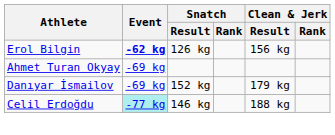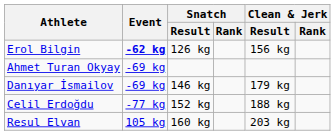(191, 85) 152 kg -> (191, 85) 146 kg
(145, 103) paleturquoise background -> (145, 103) no background
(191, 103) 146 kg -> (191, 103) 152 kg
+ row: (44, 121)
